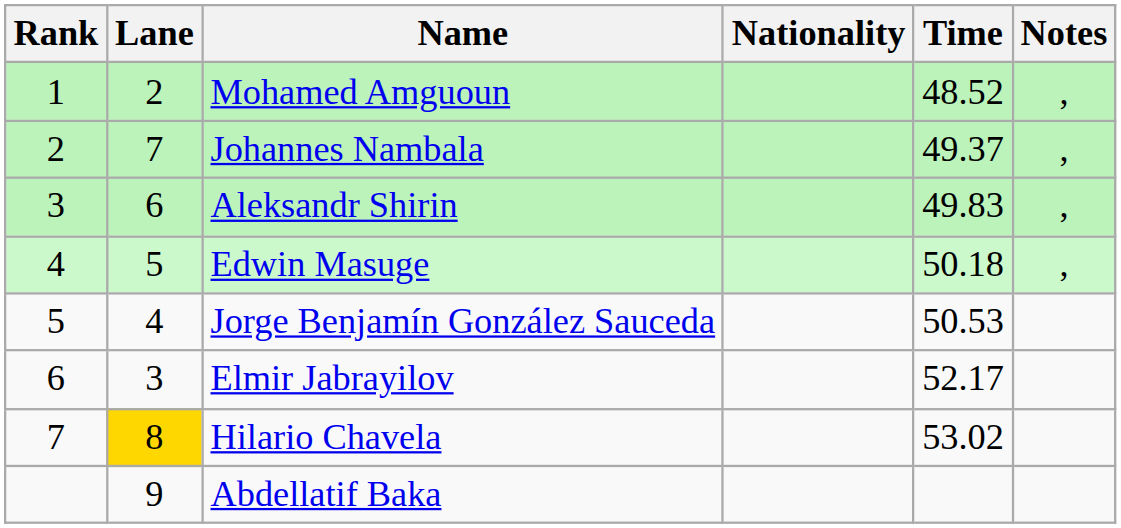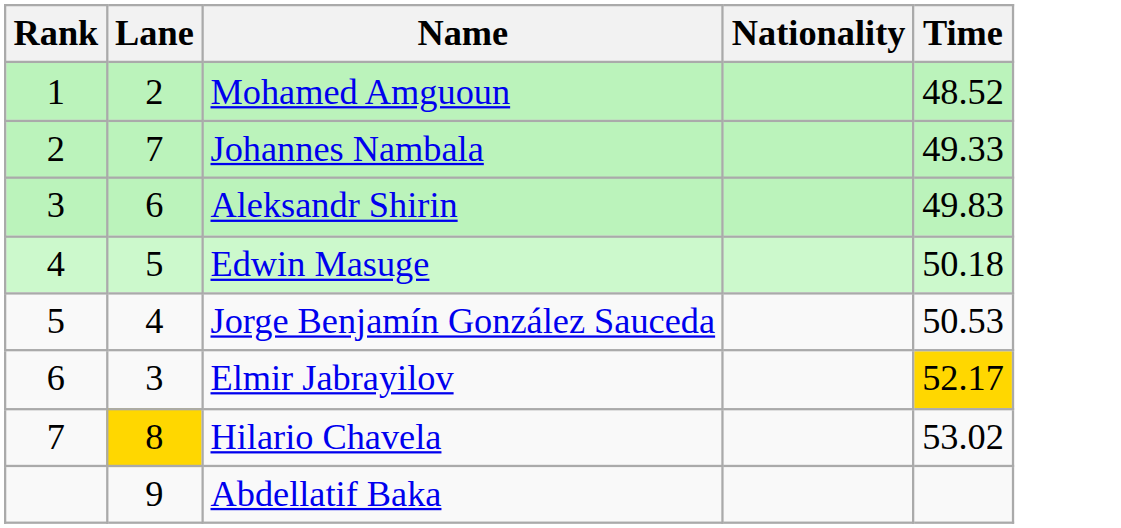- column: (1064, 33)
(963, 148) 49.37 -> (963, 148) 49.33
(963, 378) no background -> (963, 378) gold background
